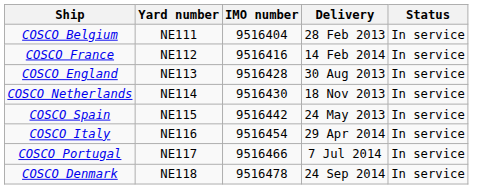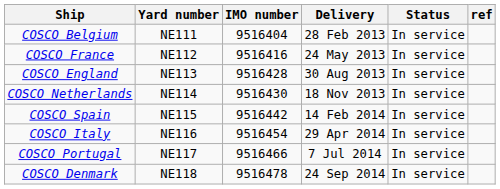+ column: (482, 14)
(345, 54) 14 Feb 2014 -> (345, 54) 24 May 2013
(345, 114) 24 May 2013 -> (345, 114) 14 Feb 2014
